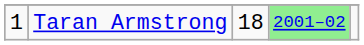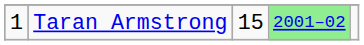(251, 22) 18 -> (251, 22) 15
